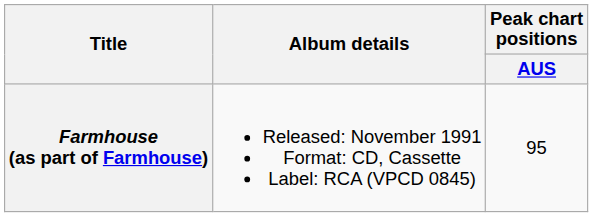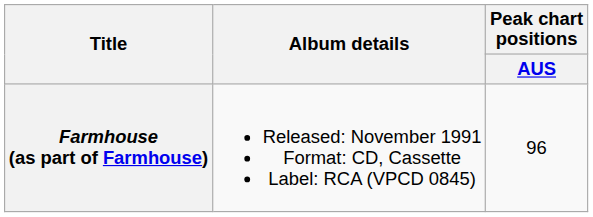(537, 147) 95 -> (537, 147) 96
